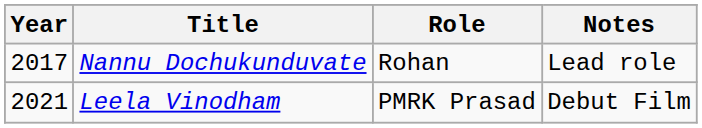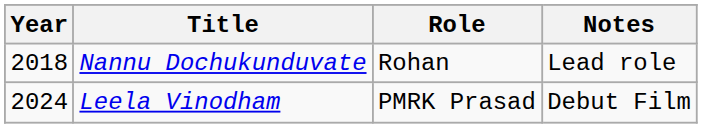(39, 63) 2017 -> (39, 63) 2018
(39, 102) 2021 -> (39, 102) 2024
